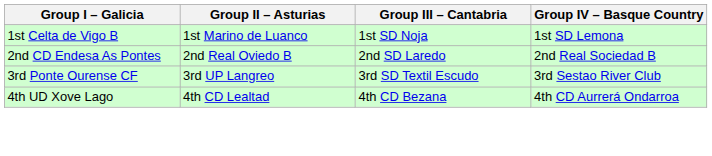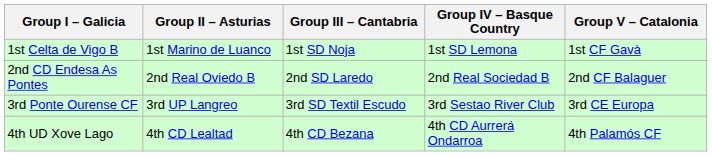+ column: (636, 22)
